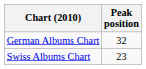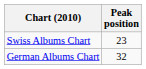rows swapped: (53, 40) <-> (48, 56)
